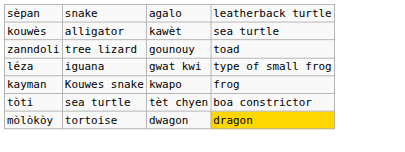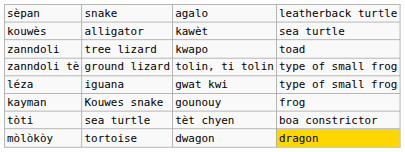(172, 49) gounouy -> (192, 49) kwapo
+ row: (43, 67)
(165, 85) kwapo -> (198, 102) gounouy
